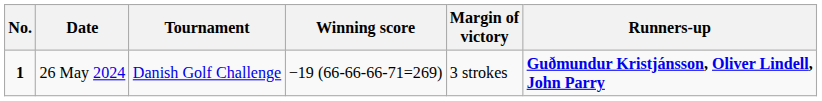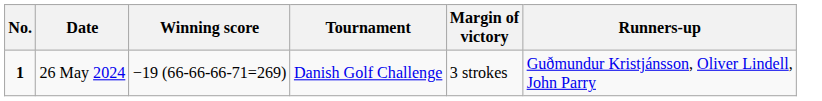columns swapped: (207, 27) <-> (366, 27)
(670, 73) bold -> (660, 73) normal
